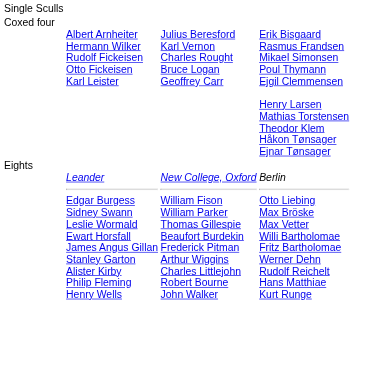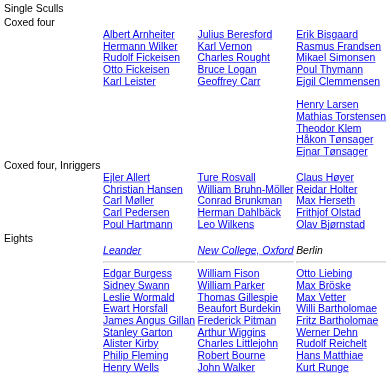+ row: (52, 166)
